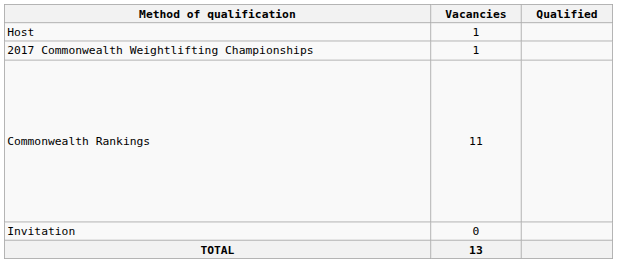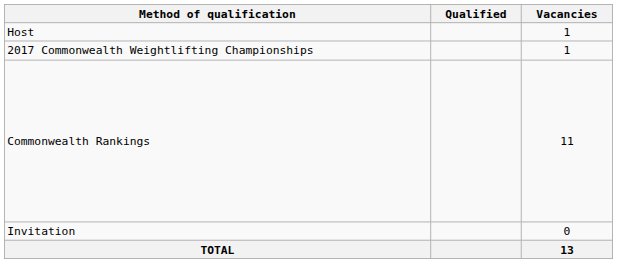columns swapped: (476, 14) <-> (567, 14)
